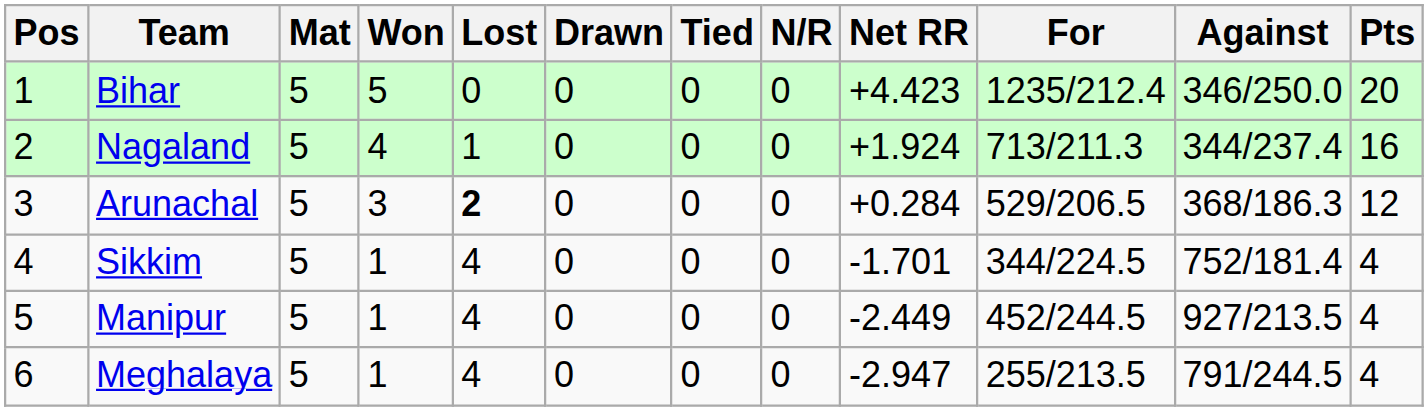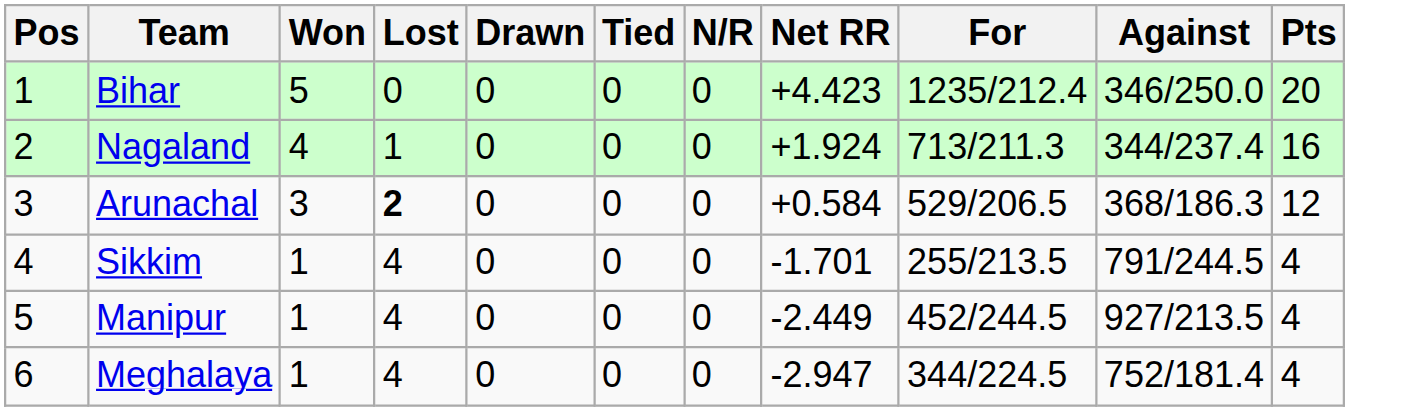- column: (320, 33)
(905, 204) +0.284 -> (826, 204) +0.584
(1066, 261) 344/224.5 -> (987, 261) 255/213.5
(1263, 261) 752/181.4 -> (1184, 261) 791/244.5
(1066, 375) 255/213.5 -> (987, 375) 344/224.5
(1263, 375) 791/244.5 -> (1184, 375) 752/181.4
